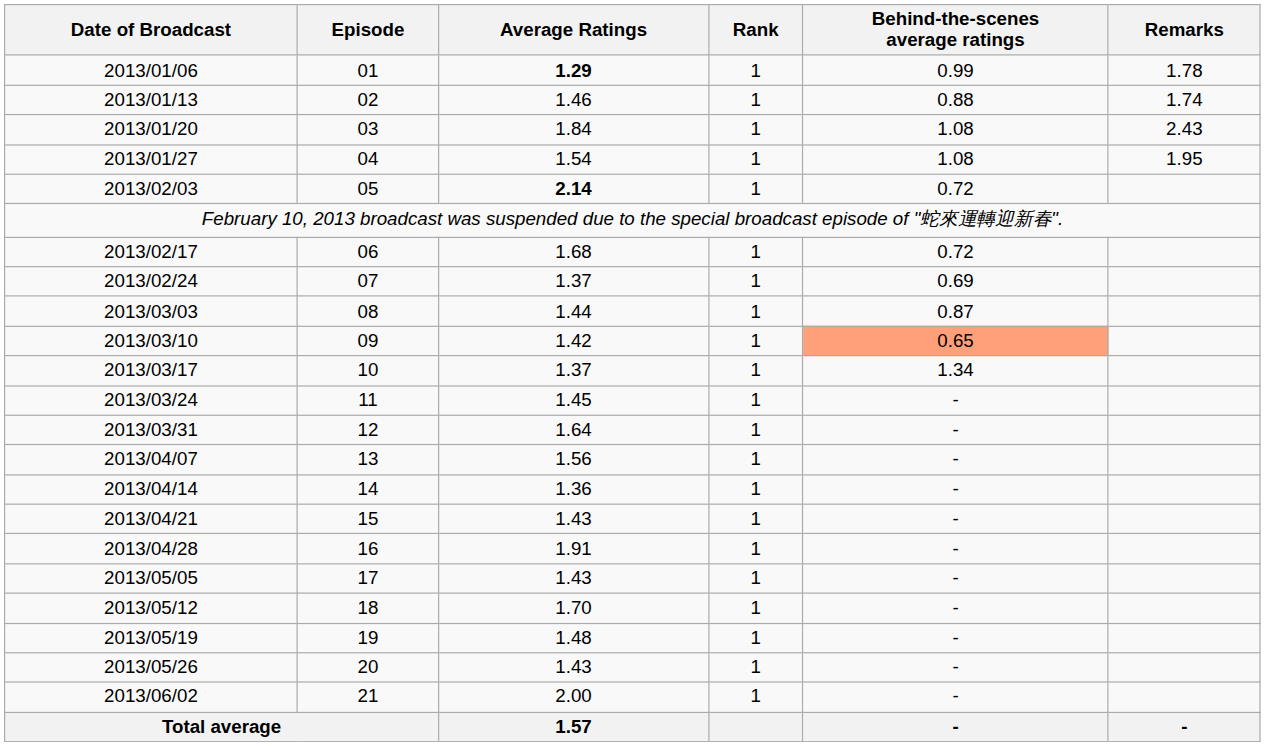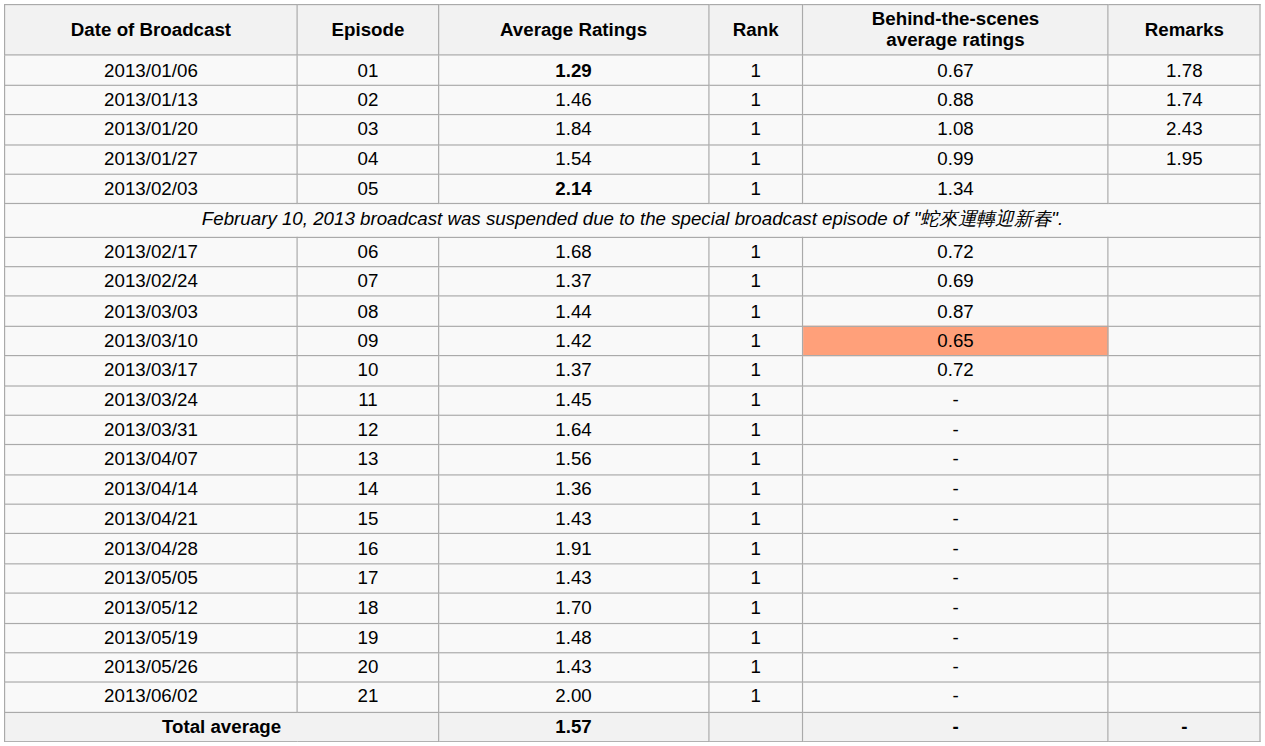(956, 70) 0.99 -> (956, 70) 0.67
(956, 159) 1.08 -> (956, 159) 0.99
(956, 188) 0.72 -> (956, 188) 1.34
(956, 370) 1.34 -> (956, 370) 0.72
